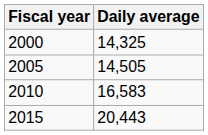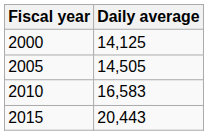(122, 42) 14,325 -> (122, 42) 14,125
